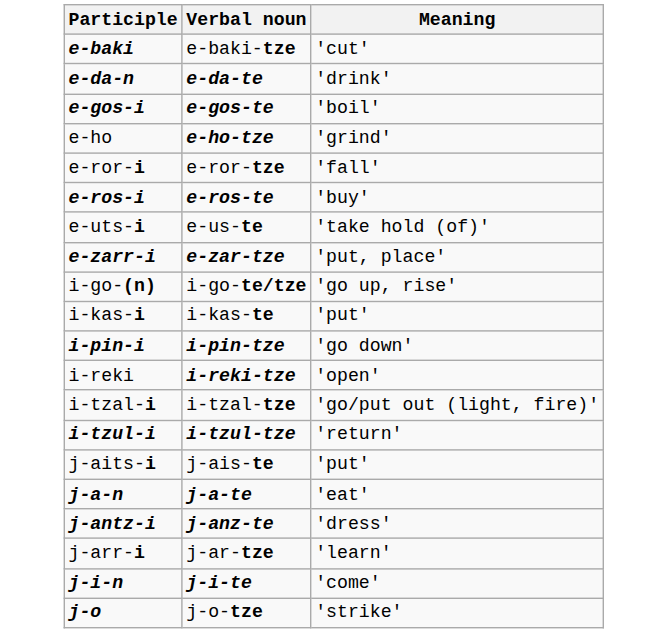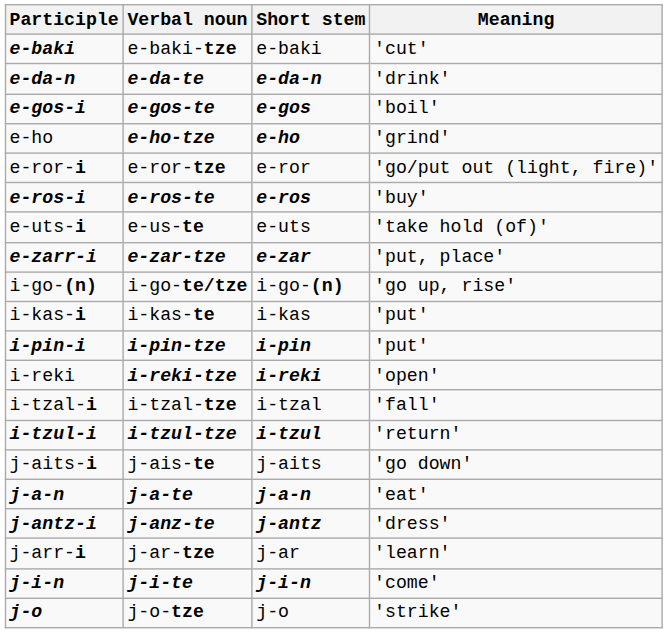+ column: (311, 20)
(348, 168) 'fall' -> (516, 168) 'go/put out (light, fire)'
(364, 346) 'go down' -> (401, 346) 'put'
(457, 405) 'go/put out (light, fire)' -> (407, 405) 'fall'
(342, 464) 'put' -> (423, 464) 'go down'
